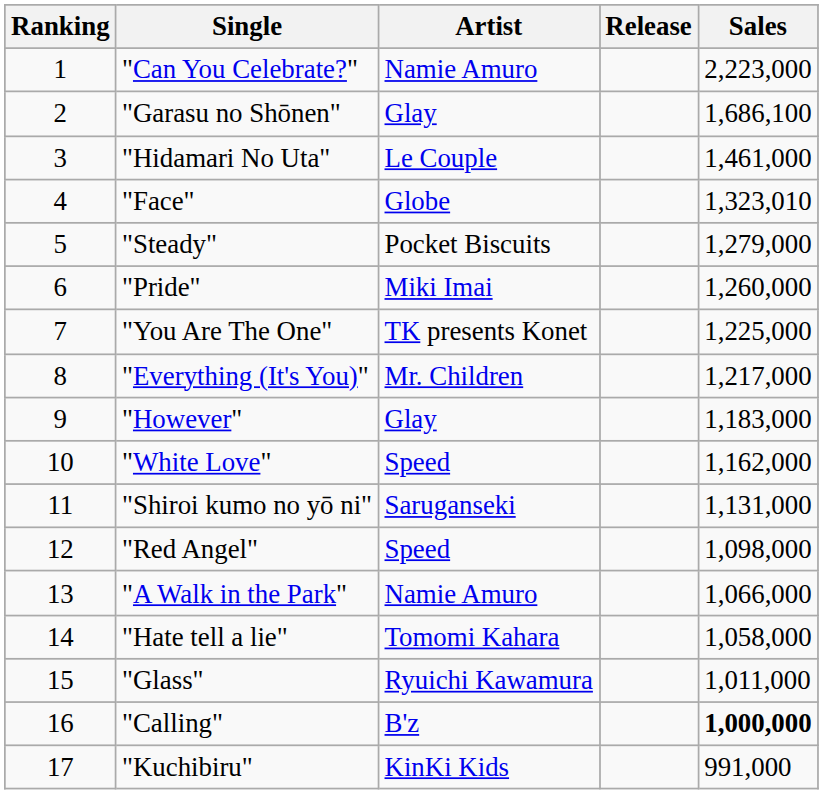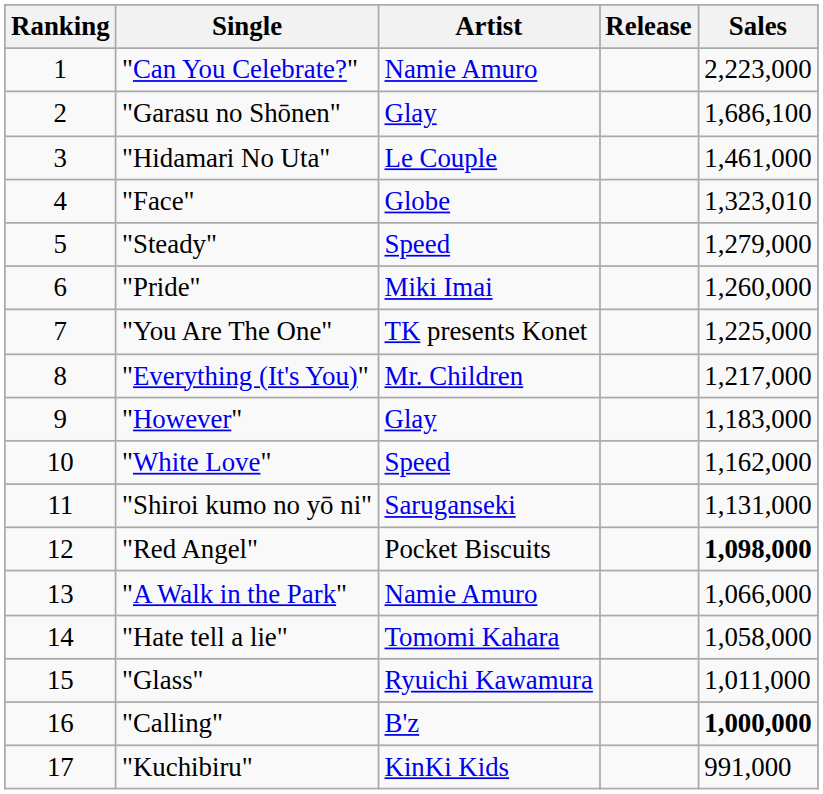(468, 243) Pocket Biscuits -> (417, 243) Speed
(417, 548) Speed -> (468, 548) Pocket Biscuits
(758, 548) normal -> (758, 548) bold
